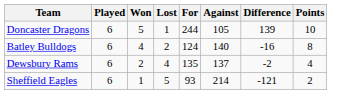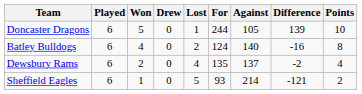+ column: (169, 13)
